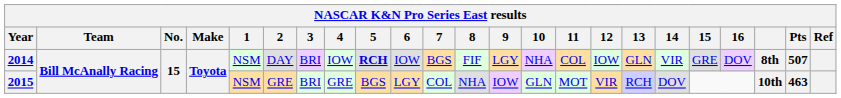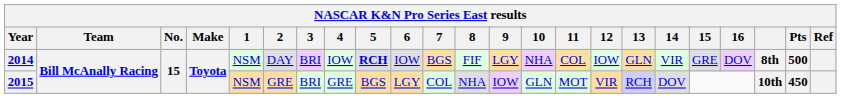(798, 60) 507 -> (798, 60) 500
(798, 82) 463 -> (798, 82) 450
